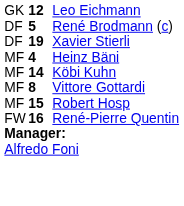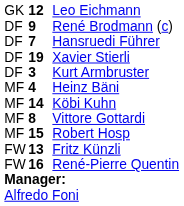(32, 26) 5 -> (32, 26) 9
+ row: (106, 41)
+ row: (101, 72)
+ row: (87, 149)
